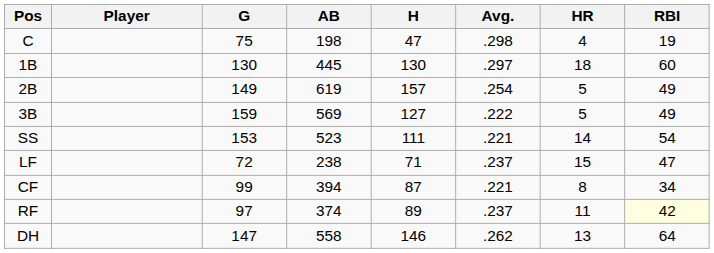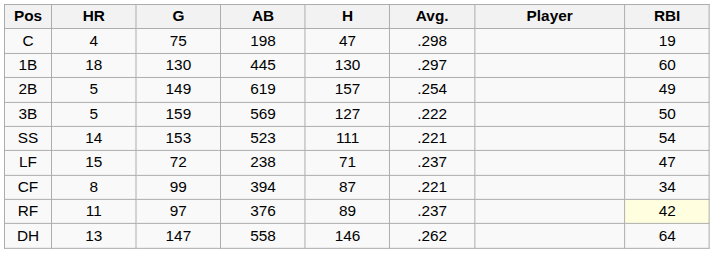columns swapped: (127, 16) <-> (583, 16)
(667, 114) 49 -> (667, 114) 50
(329, 211) 374 -> (263, 211) 376
